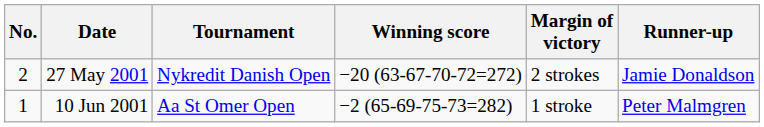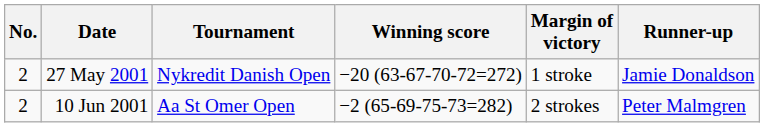(565, 74) 2 strokes -> (561, 74) 1 stroke
(23, 106) 1 -> (23, 106) 2
(561, 106) 1 stroke -> (565, 106) 2 strokes
